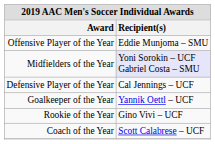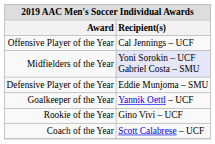(163, 43) Eddie Munjoma – SMU -> (156, 43) Cal Jennings – UCF
(156, 85) Cal Jennings – UCF -> (163, 85) Eddie Munjoma – SMU
